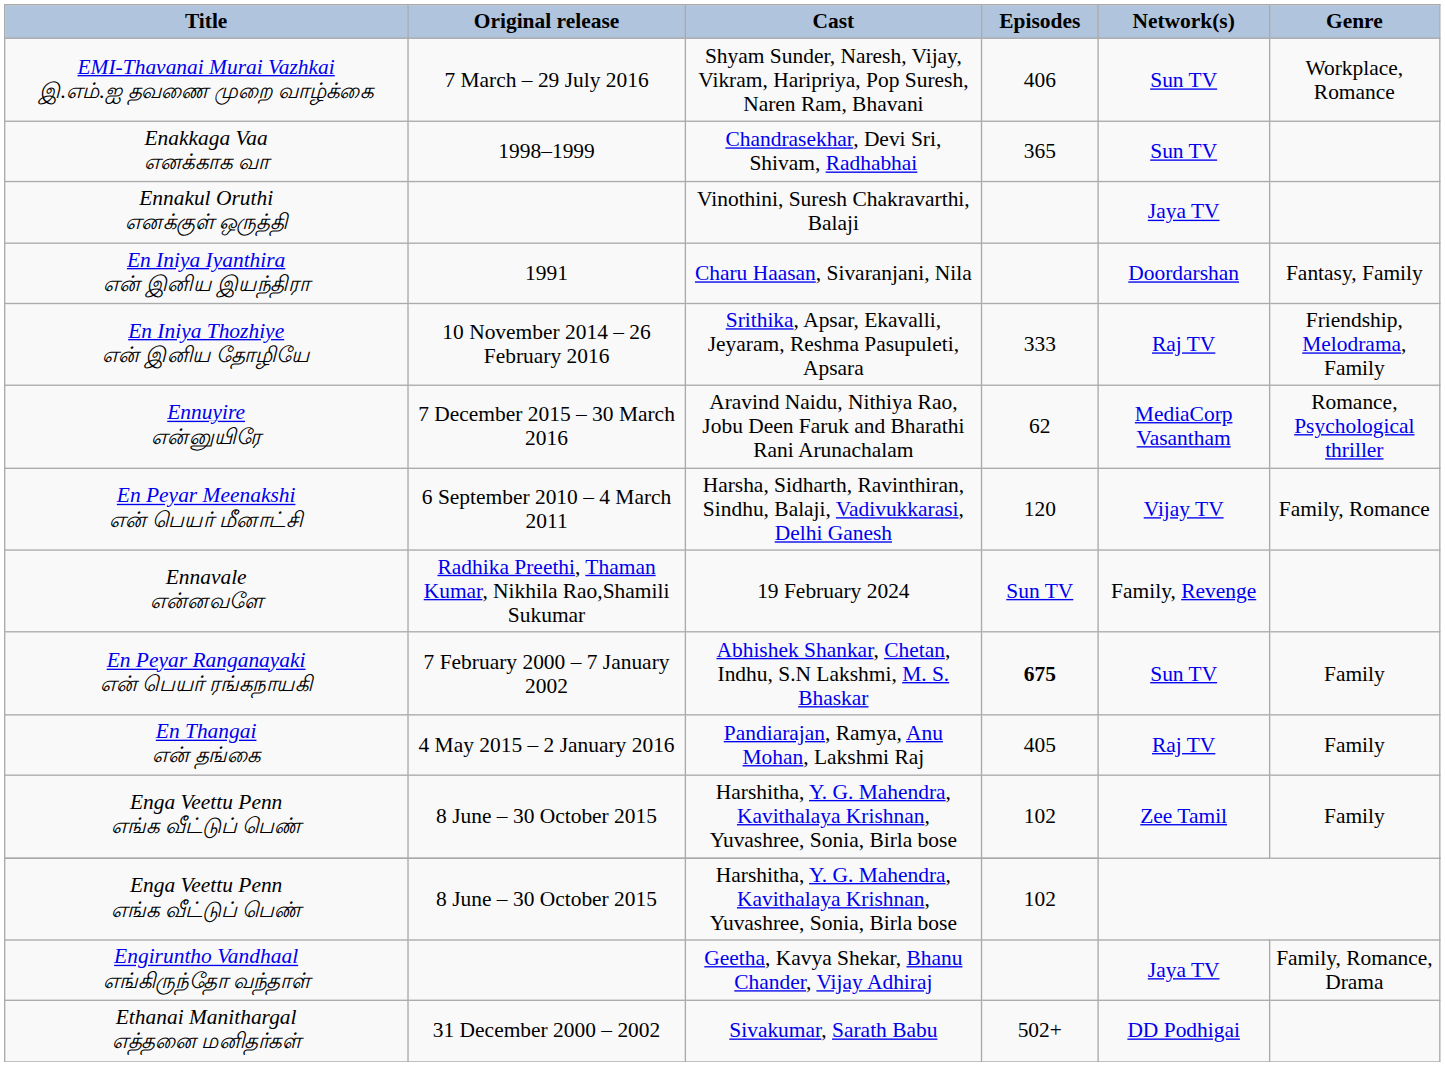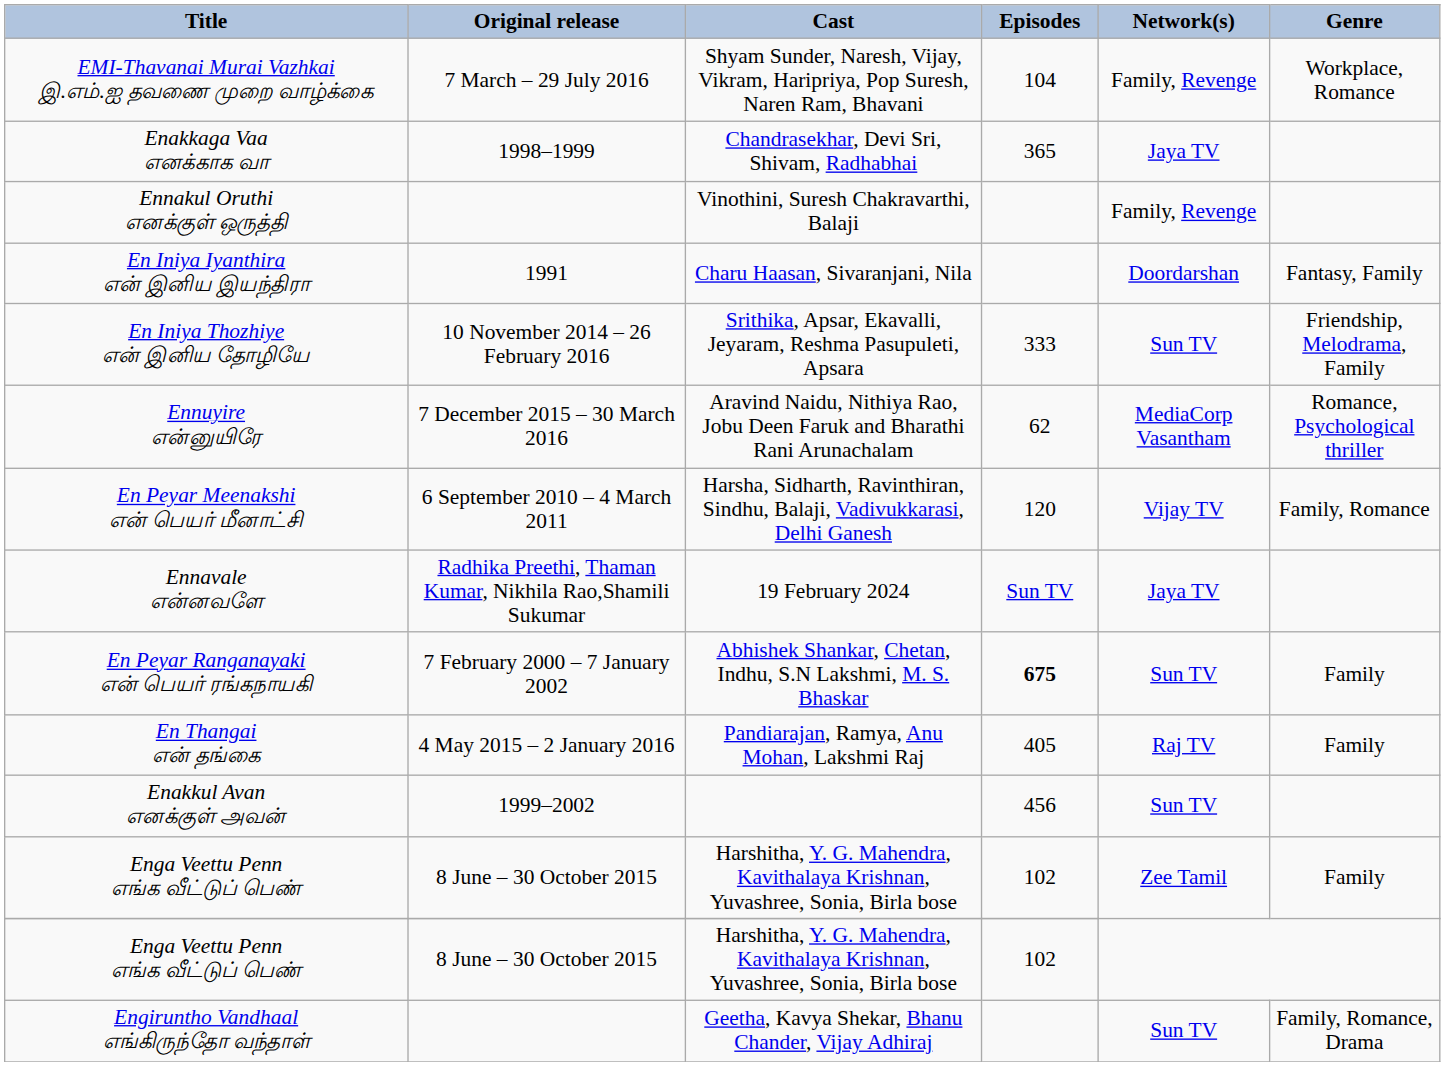(1040, 79) 406 -> (1040, 79) 104
(1184, 79) Sun TV -> (1184, 79) Family, Revenge
(1184, 151) Sun TV -> (1184, 151) Jaya TV
(1184, 211) Jaya TV -> (1184, 211) Family, Revenge
(1184, 344) Raj TV -> (1184, 344) Sun TV
(1184, 591) Family, Revenge -> (1184, 591) Jaya TV
+ row: (206, 804)
(1184, 970) Jaya TV -> (1184, 1030) Sun TV
- row: (206, 1029)
